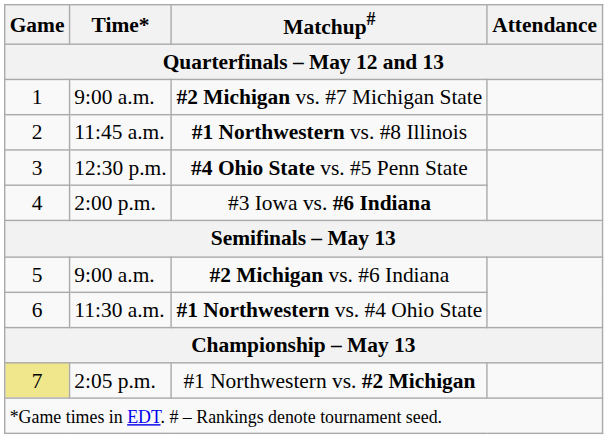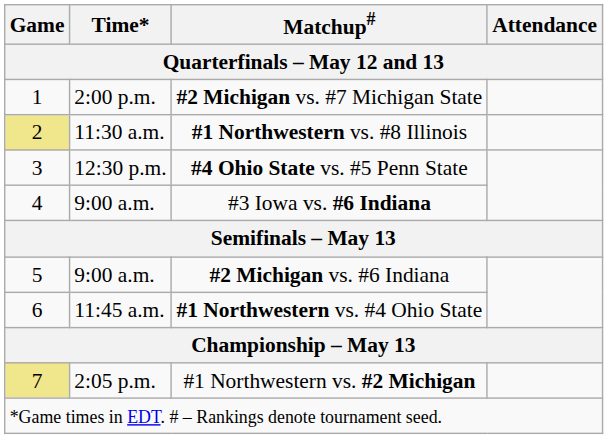(115, 97) 9:00 a.m. -> (115, 97) 2:00 p.m.
(37, 132) no background -> (37, 132) khaki background
(119, 132) 11:45 a.m. -> (119, 132) 11:30 a.m.
(115, 203) 2:00 p.m. -> (115, 203) 9:00 a.m.
(119, 309) 11:30 a.m. -> (119, 309) 11:45 a.m.
